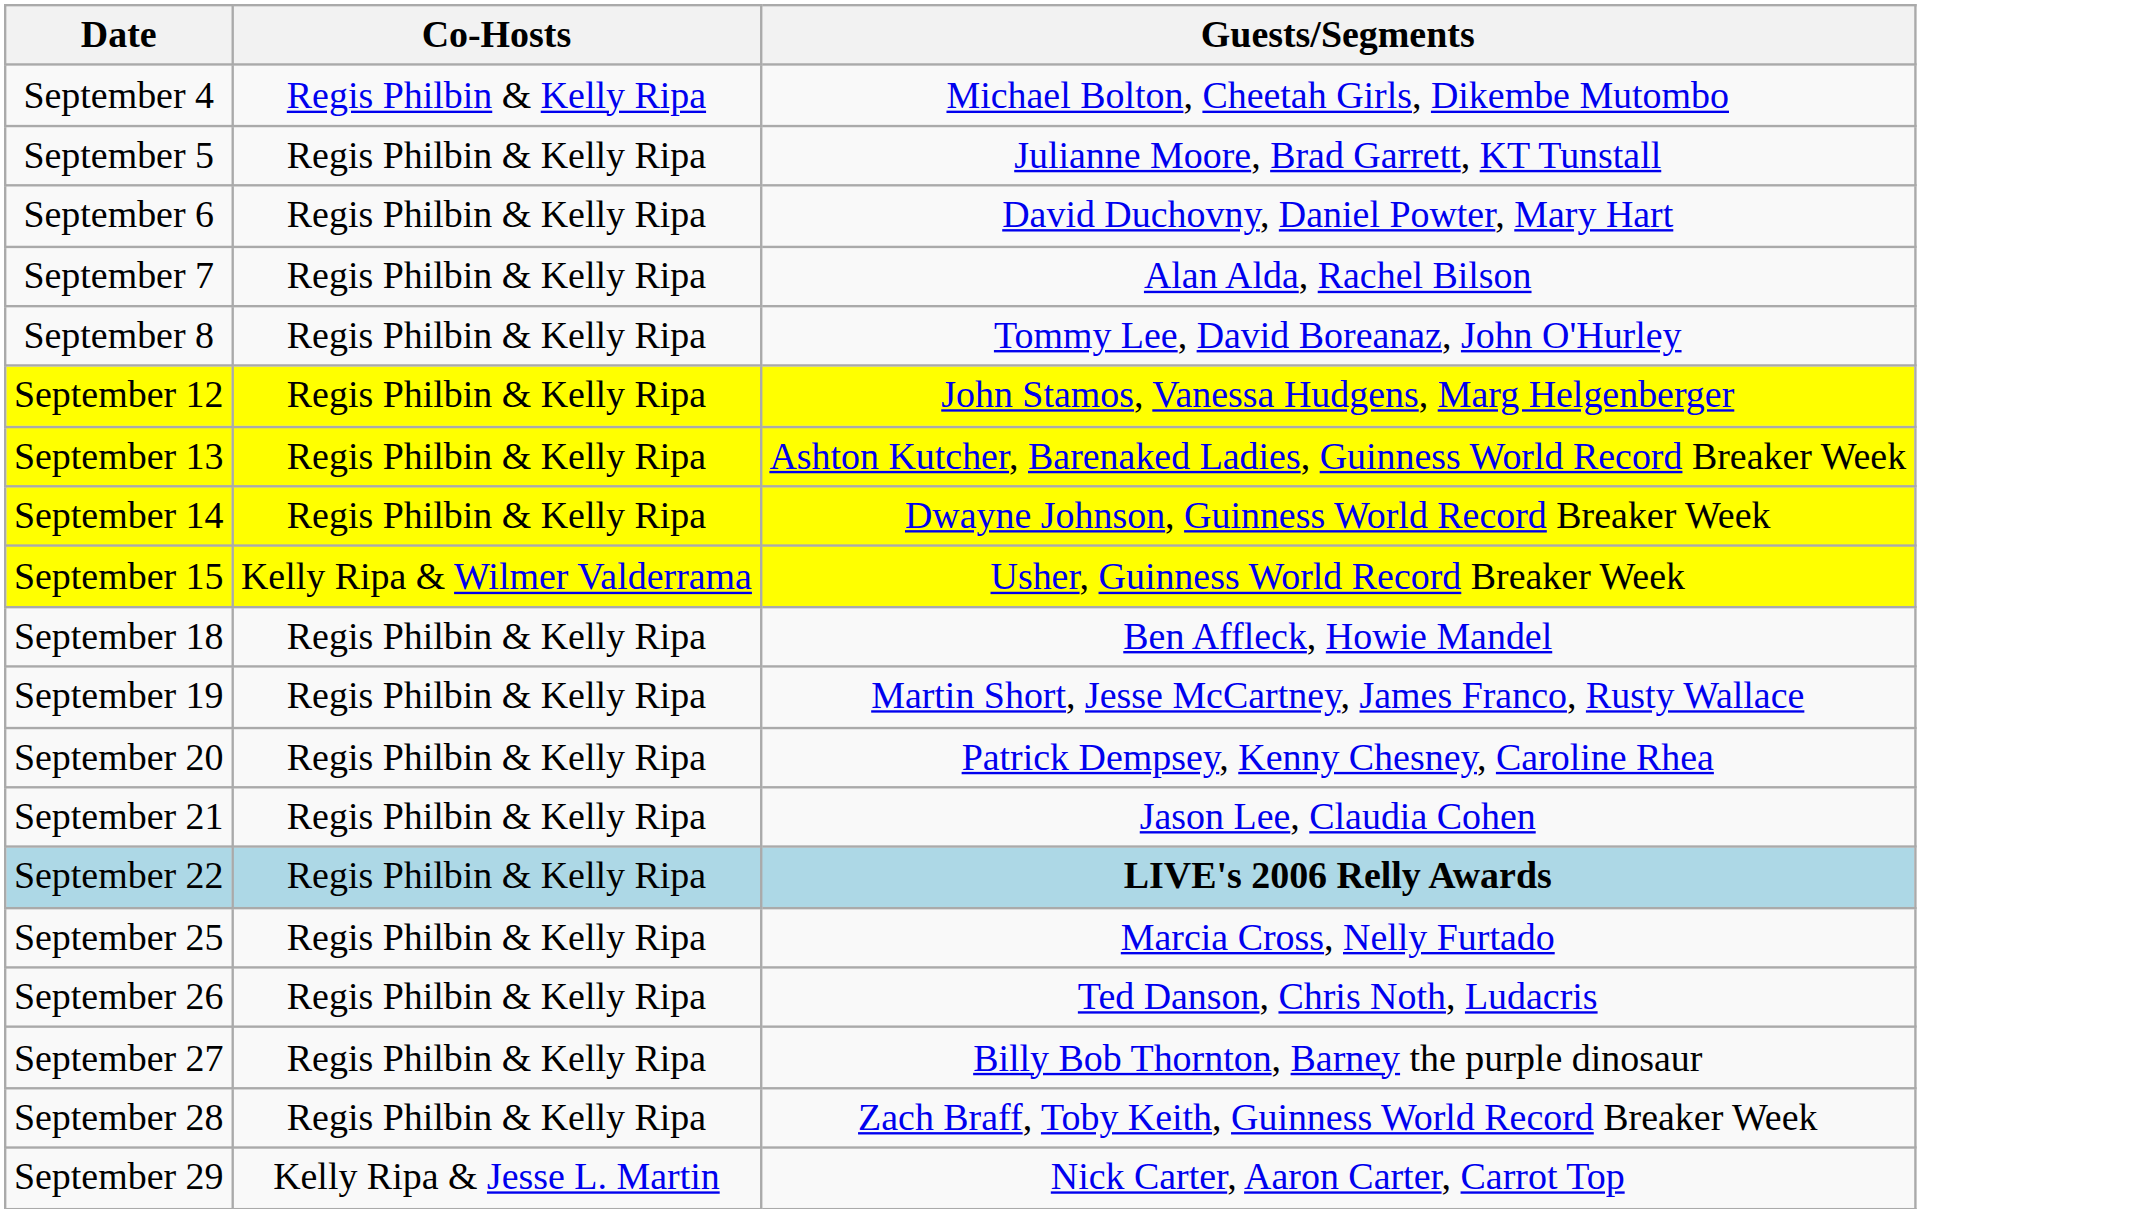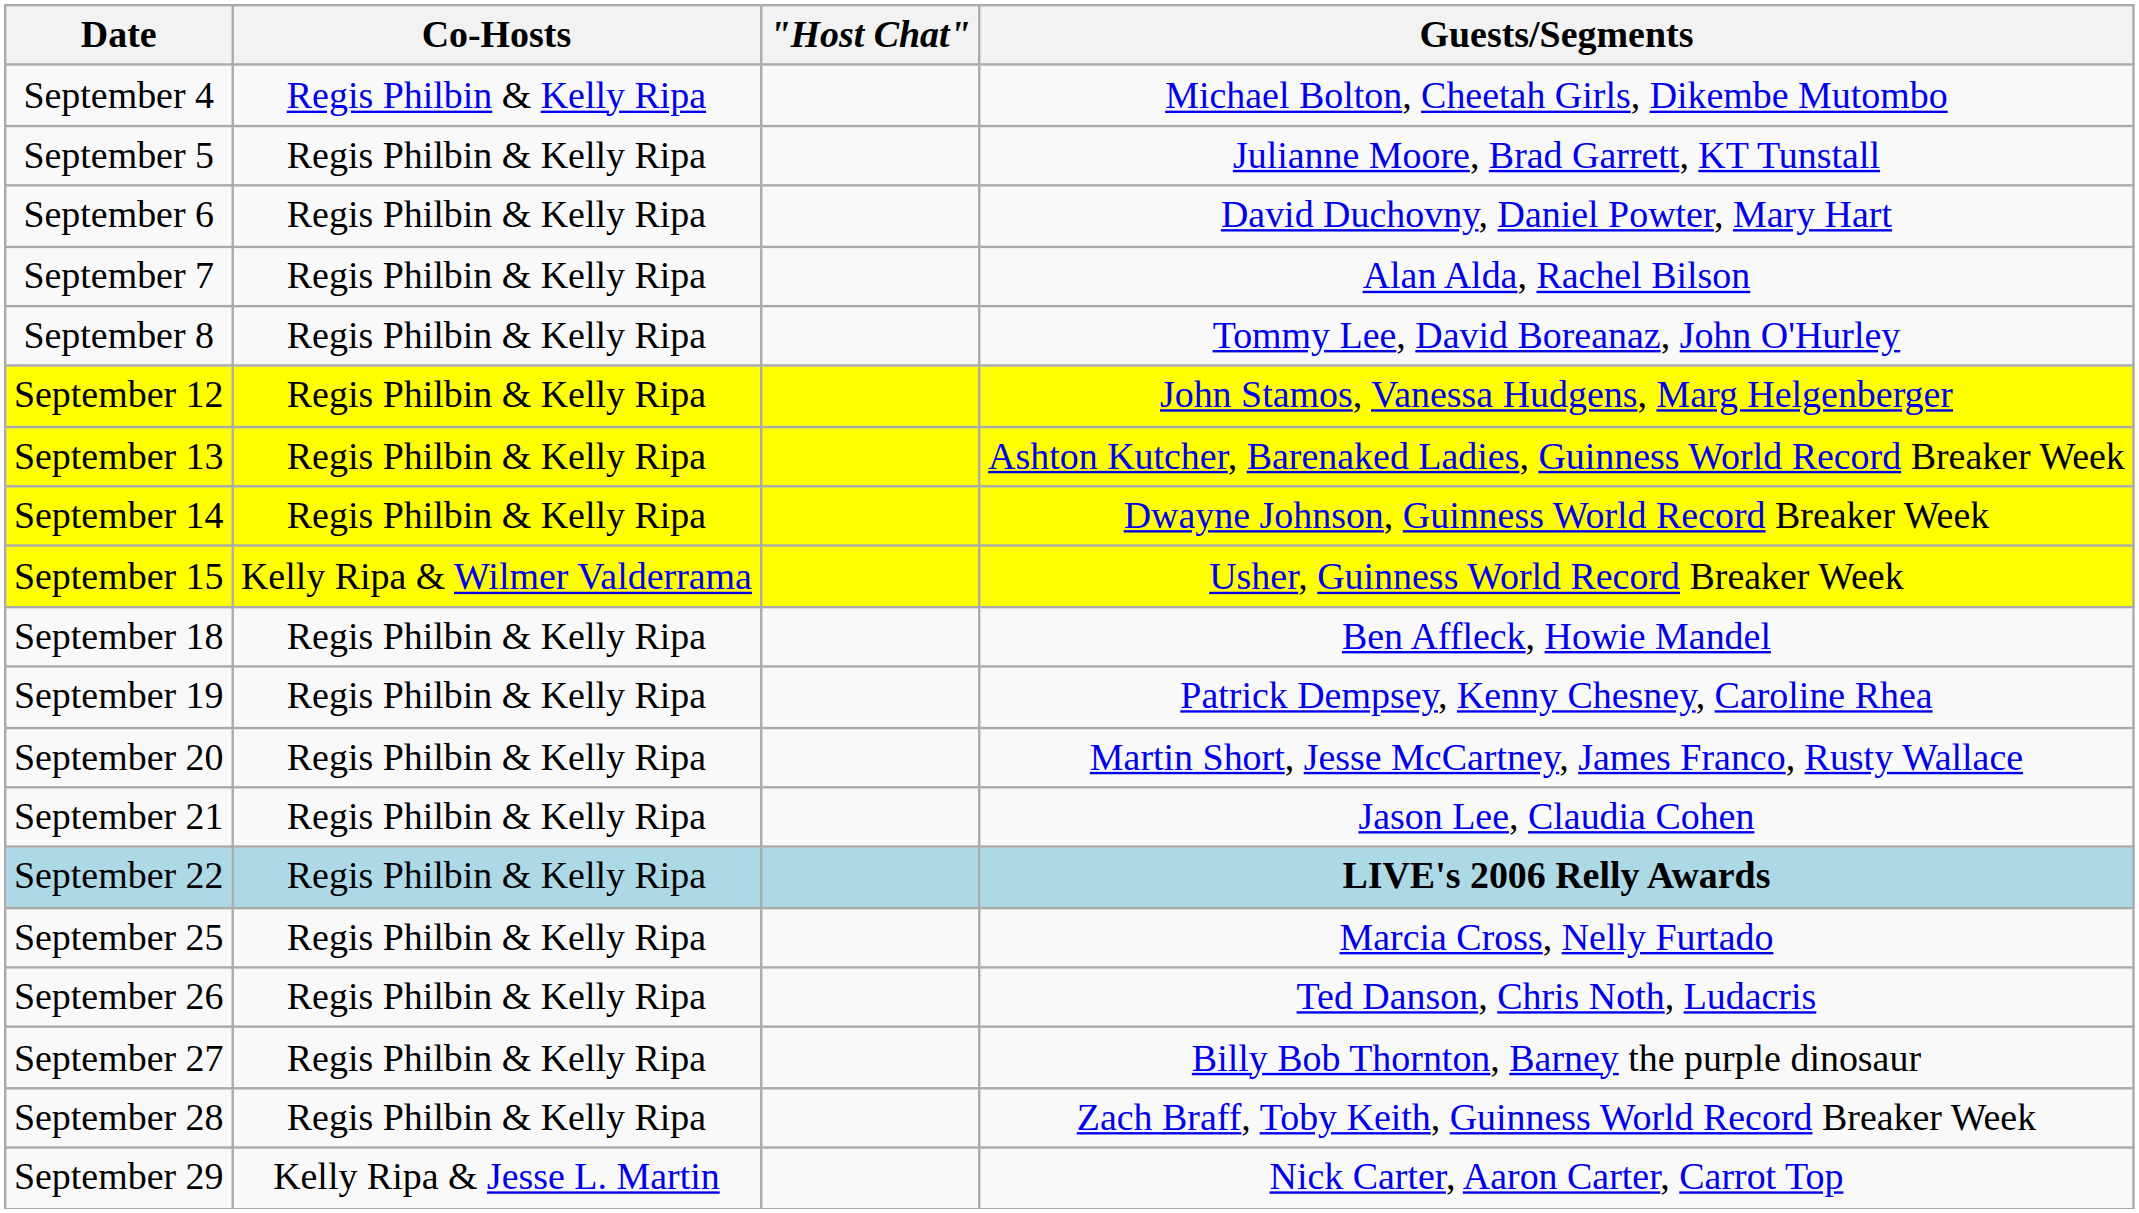+ column: (870, 34)
(1338, 696) Martin Short, Jesse McCartney, James Franco, Rusty Wallace -> (1556, 696) Patrick Dempsey, Kenny Chesney, Caroline Rhea
(1338, 756) Patrick Dempsey, Kenny Chesney, Caroline Rhea -> (1556, 756) Martin Short, Jesse McCartney, James Franco, Rusty Wallace
